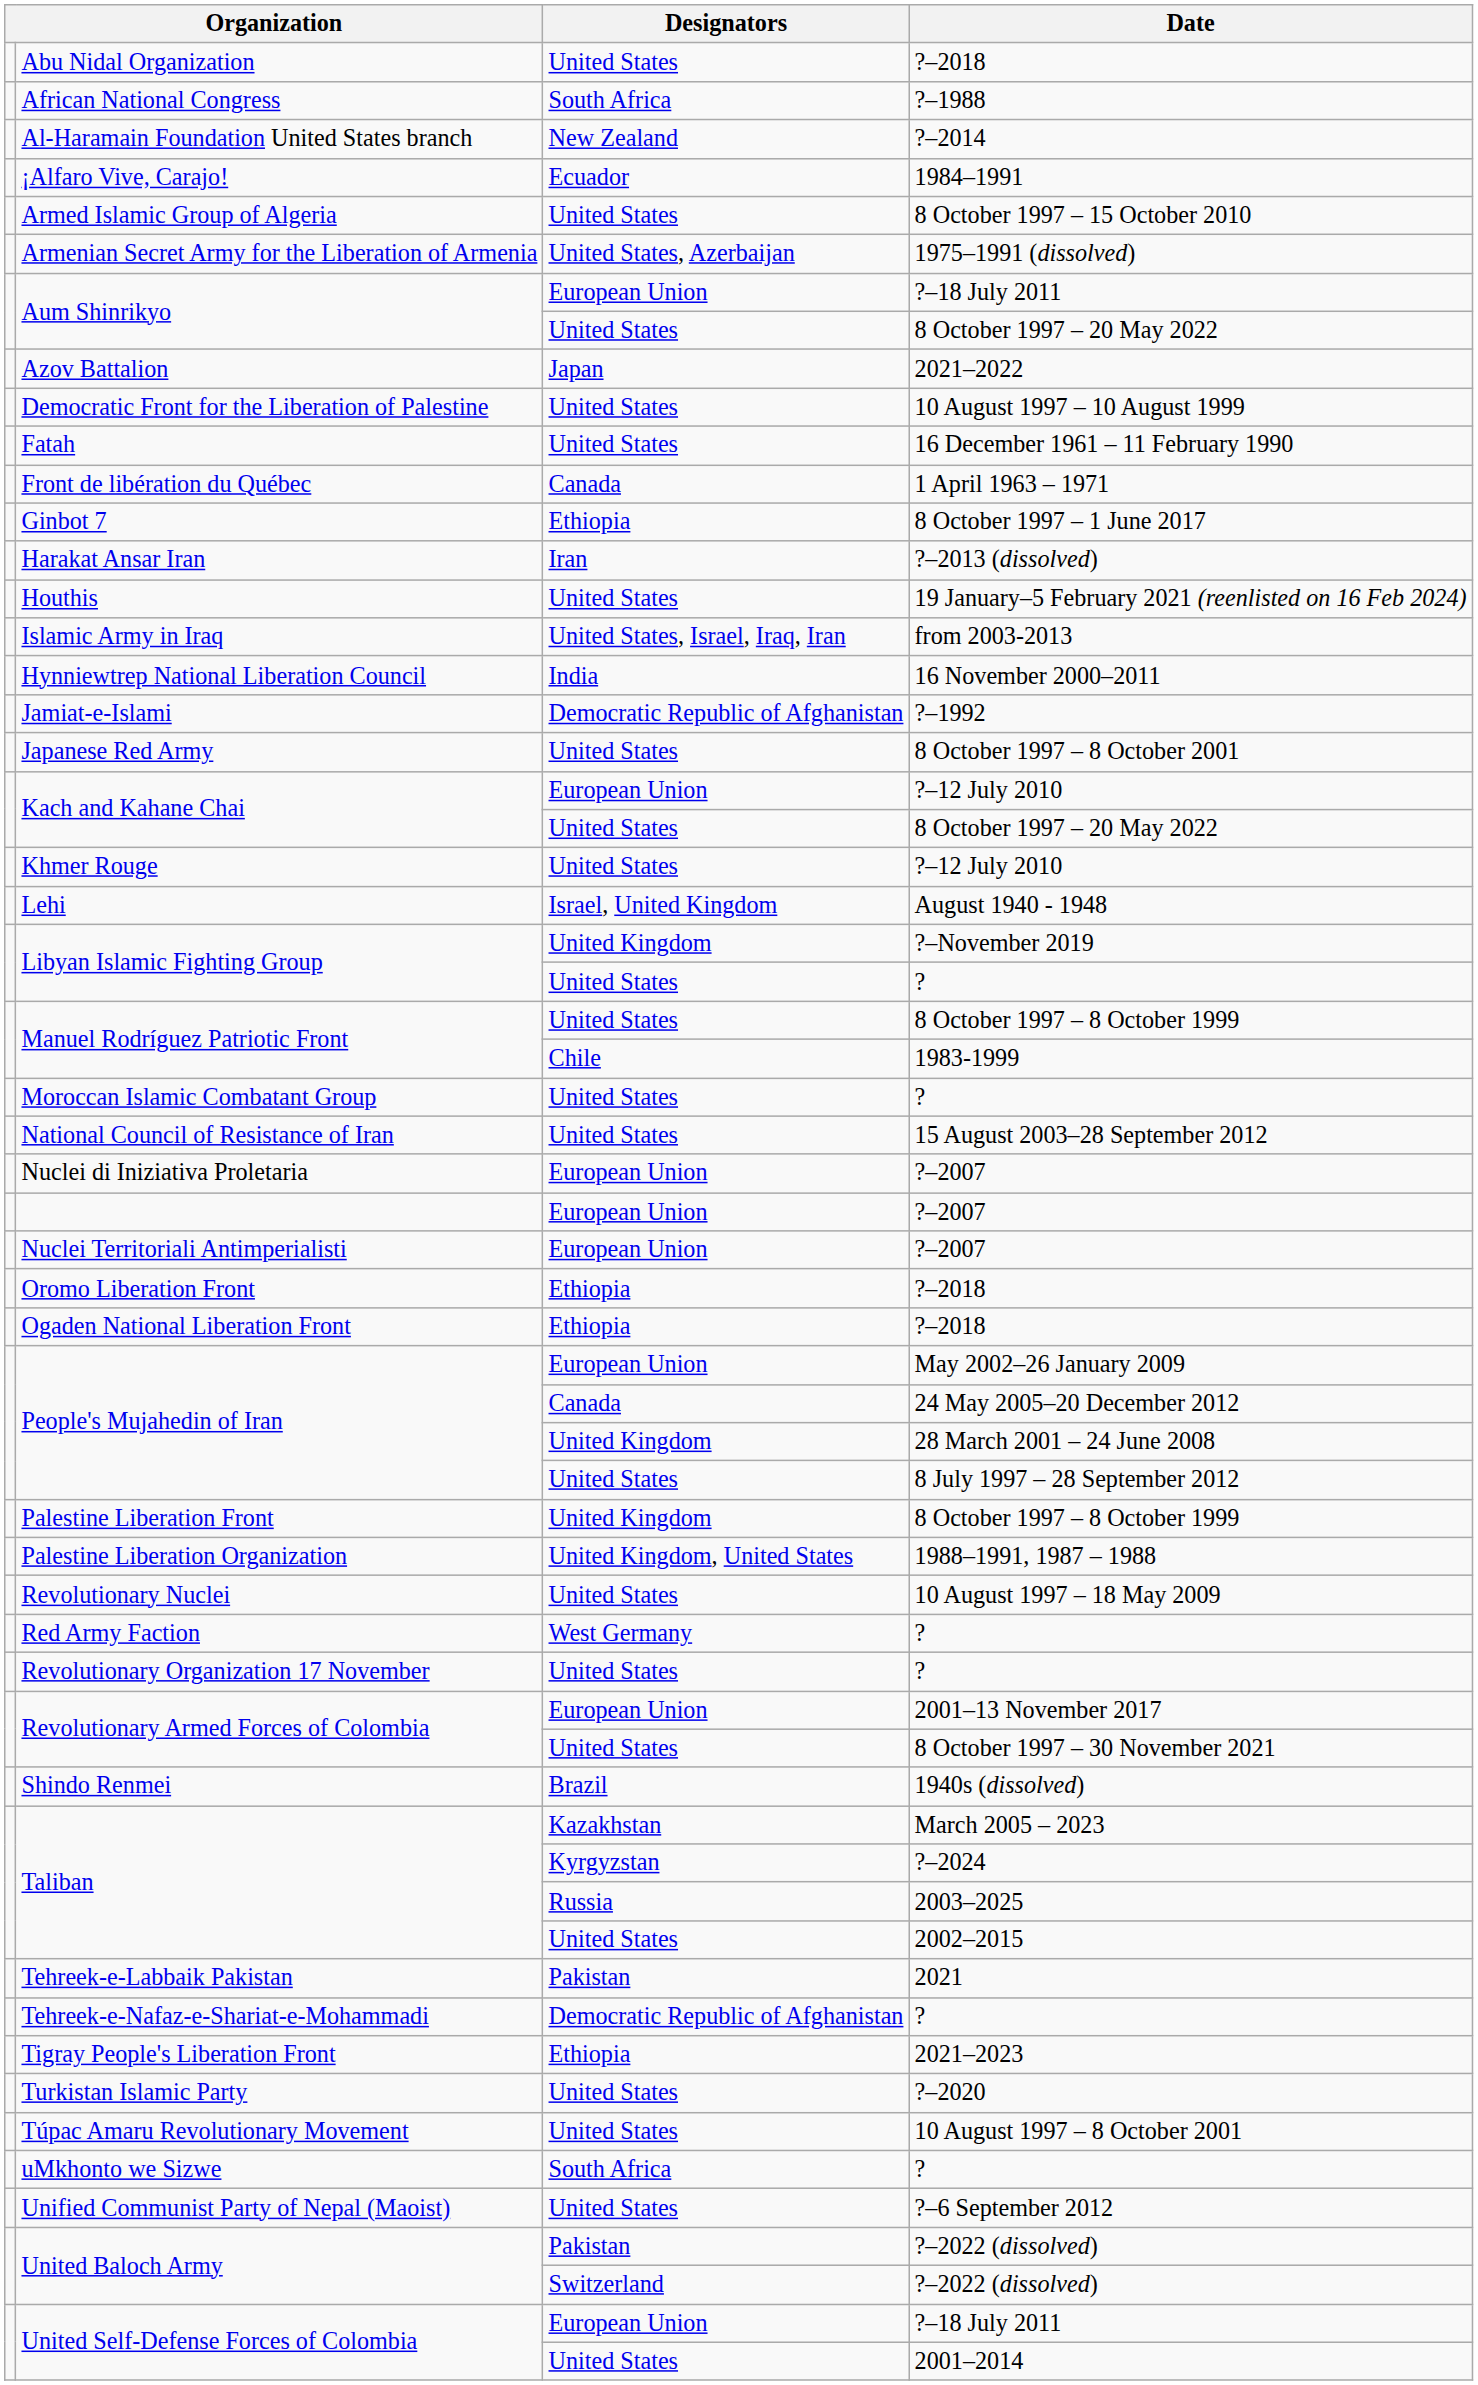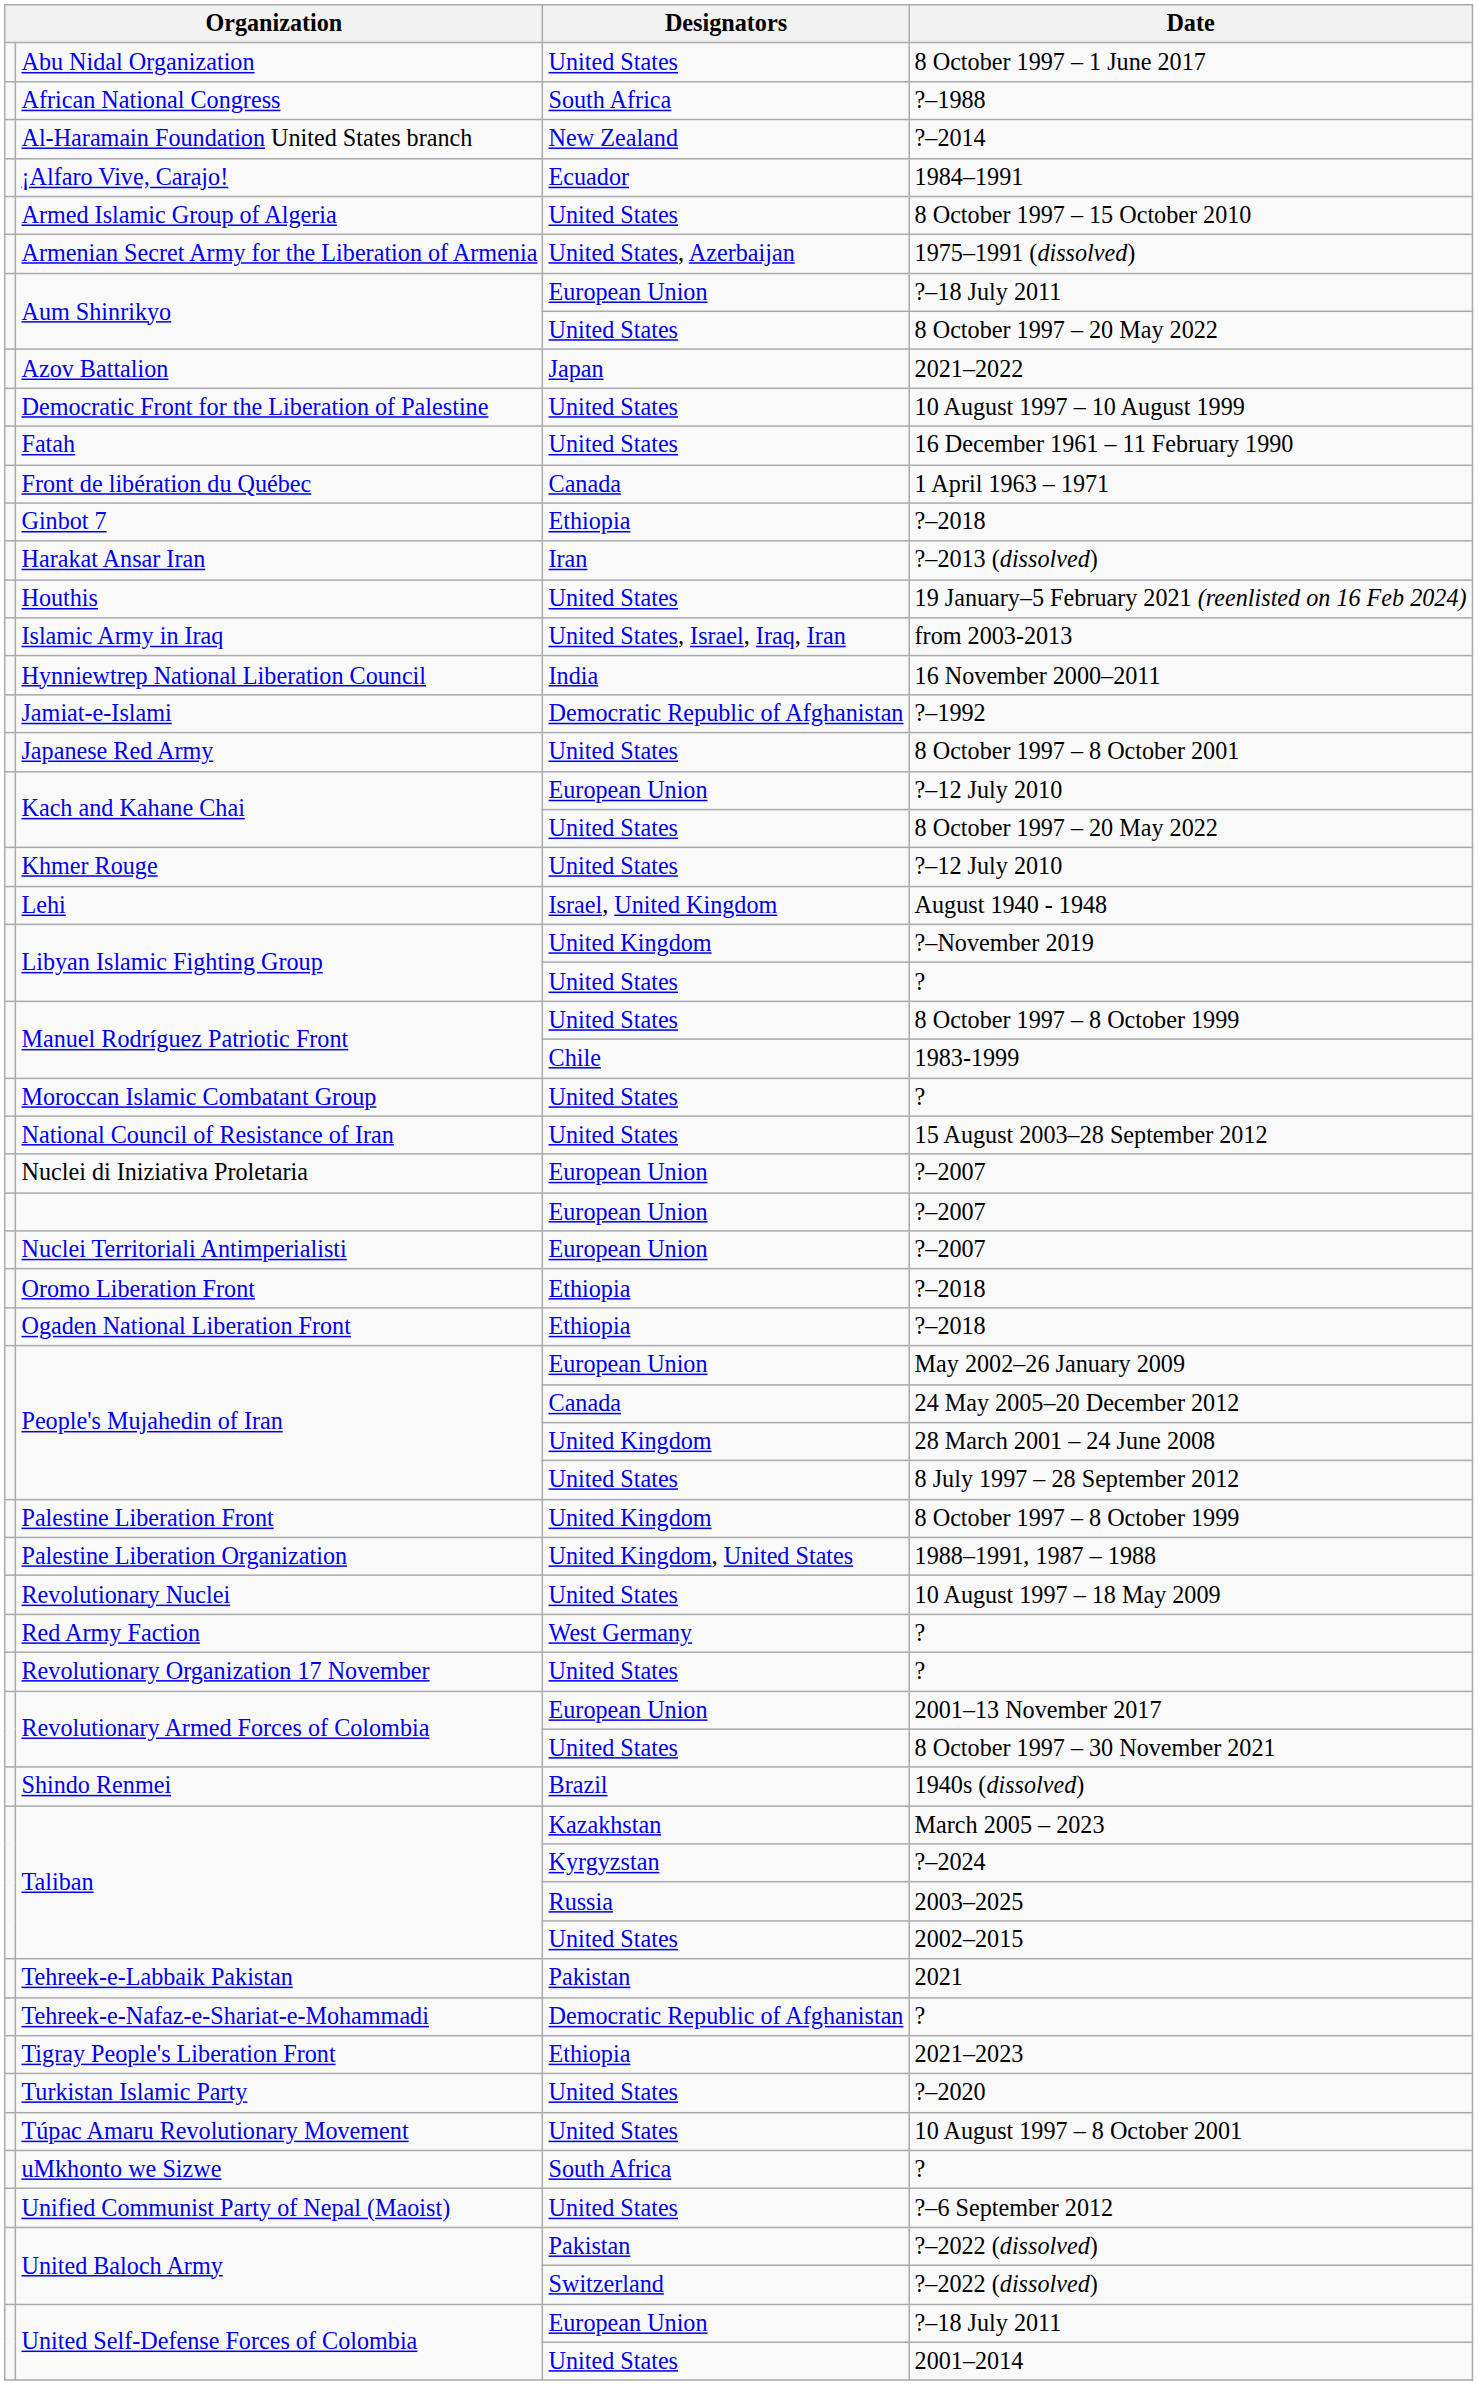(950, 61) ?–2018 -> (1060, 61) 8 October 1997 – 1 June 2017
(1060, 521) 8 October 1997 – 1 June 2017 -> (950, 521) ?–2018
